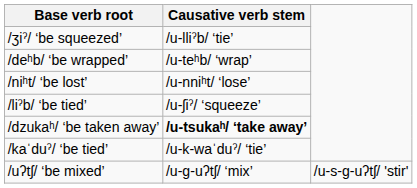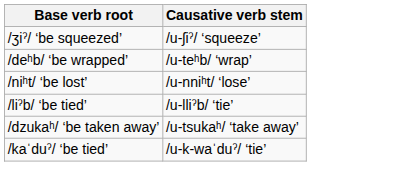(200, 37) /u-lliˀb/ ‘tie’ -> (213, 37) /u-ʃiˀ/ ‘squeeze’
(213, 104) /u-ʃiˀ/ ‘squeeze’ -> (200, 104) /u-lliˀb/ ‘tie’
(237, 127) bold -> (232, 127) normal
- row: (56, 171)
